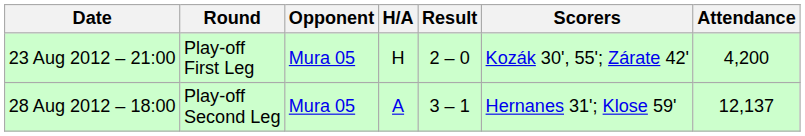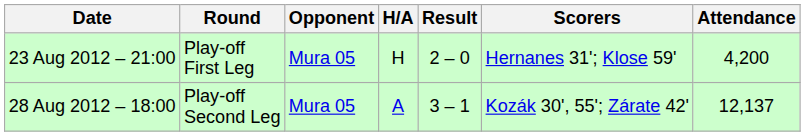(587, 57) Kozák 30', 55'; Zárate 42' -> (581, 57) Hernanes 31'; Klose 59'
(581, 106) Hernanes 31'; Klose 59' -> (587, 106) Kozák 30', 55'; Zárate 42'
